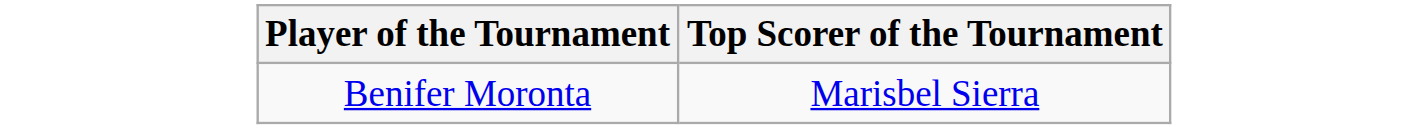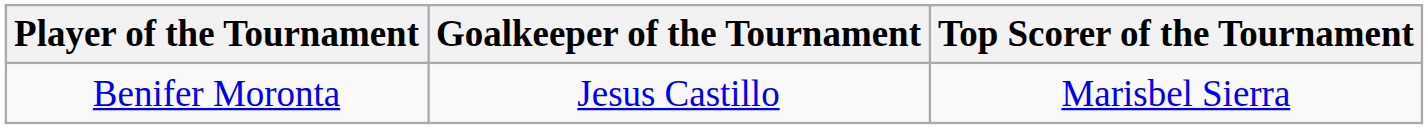+ column: (678, 33)
